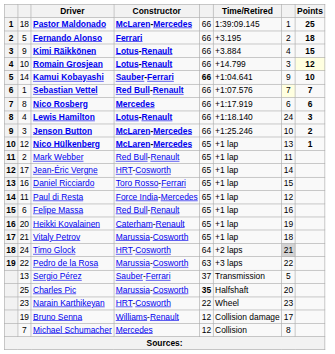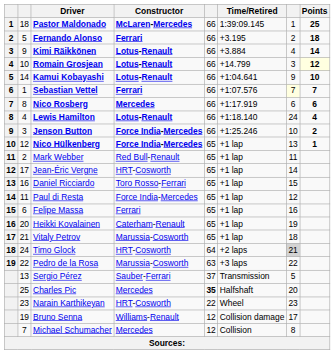(310, 50) 15 -> (315, 50) 14
(145, 77) Sauber-Ferrari -> (144, 77) Lotus-Renault
(206, 77) bold -> (211, 77) normal
(150, 90) Red Bull-Renault -> (129, 90) Ferrari
(310, 117) 3 -> (315, 117) 4
(154, 130) McLaren-Mercedes -> (159, 130) Force India-Mercedes
(154, 143) McLaren-Mercedes -> (159, 143) Force India-Mercedes
(148, 210) Red Bull-Renault -> (128, 210) Ferrari
(152, 290) Marussia-Cosworth -> (134, 290) Mercedes
